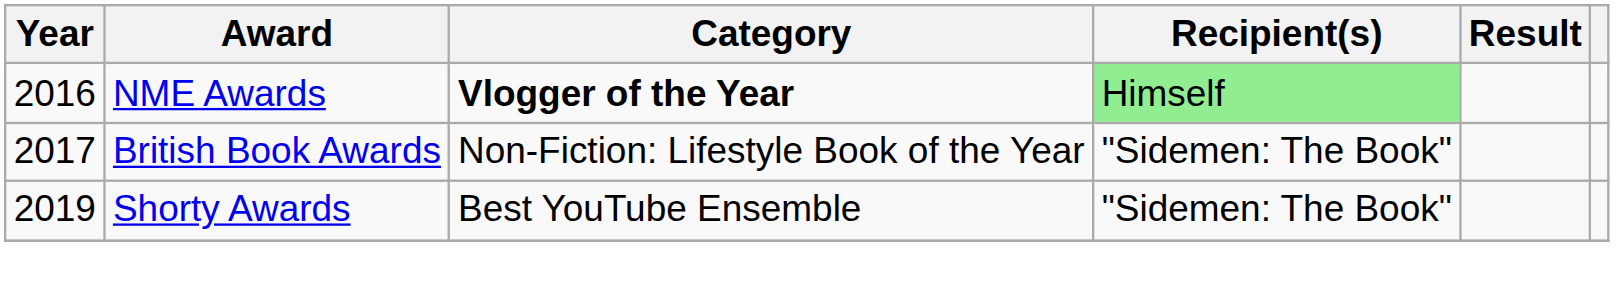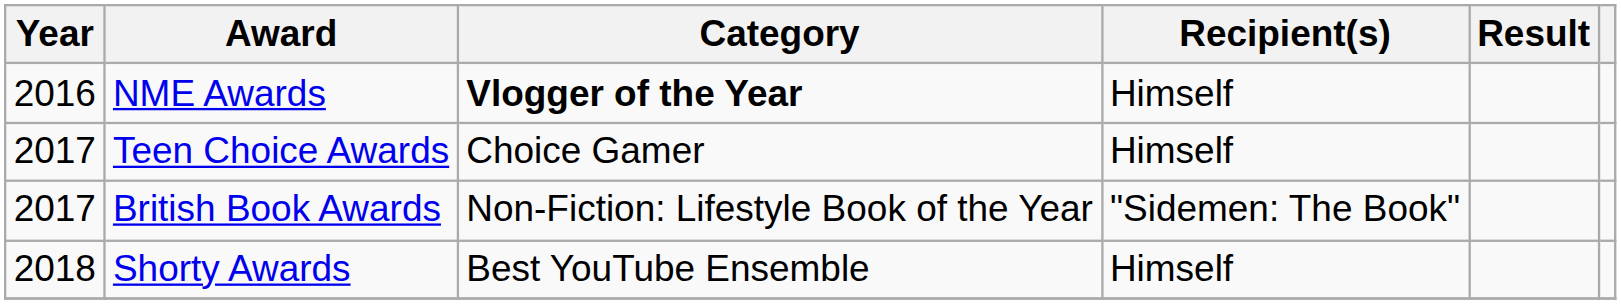(1163, 92) lightgreen background -> (1172, 92) no background
+ row: (281, 151)
(55, 209) 2019 -> (55, 268) 2018
(1277, 209) "Sidemen: The Book" -> (1172, 268) Himself
